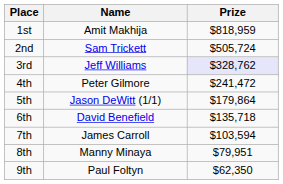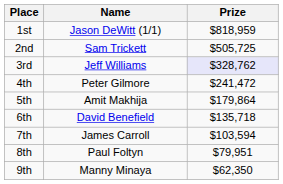(115, 30) Amit Makhija -> (115, 30) Jason DeWitt (1/1)
(233, 48) $505,724 -> (233, 48) $505,725
(115, 100) Jason DeWitt (1/1) -> (115, 100) Amit Makhija
(115, 153) Manny Minaya -> (115, 153) Paul Foltyn
(115, 170) Paul Foltyn -> (115, 170) Manny Minaya
